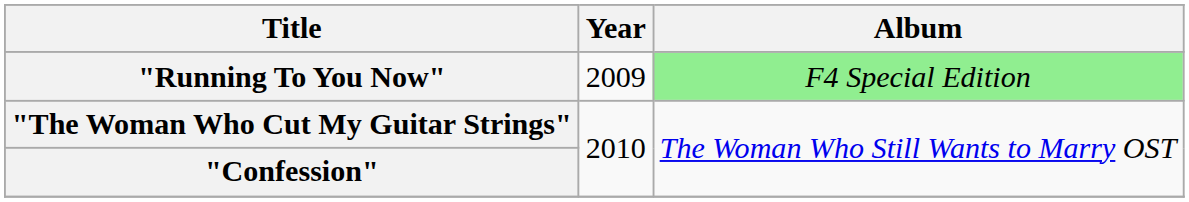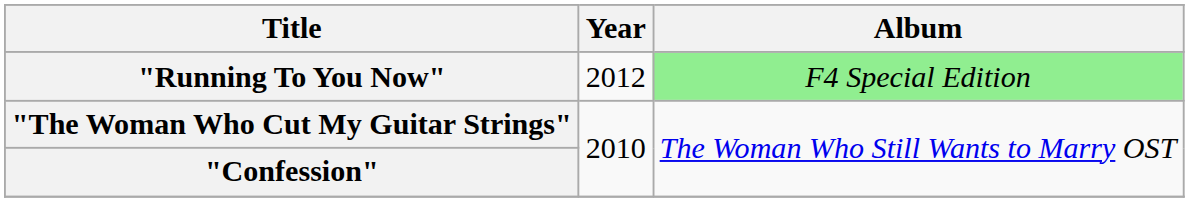(616, 76) 2009 -> (616, 76) 2012
